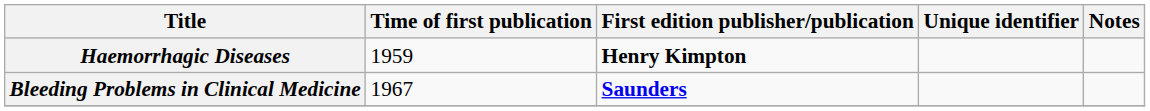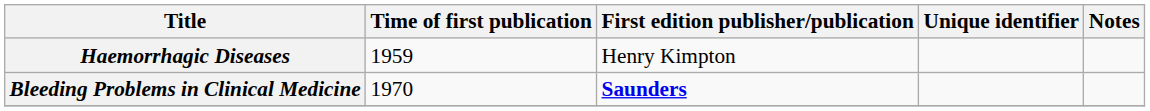(674, 55) bold -> (669, 55) normal
(392, 88) 1967 -> (392, 88) 1970
